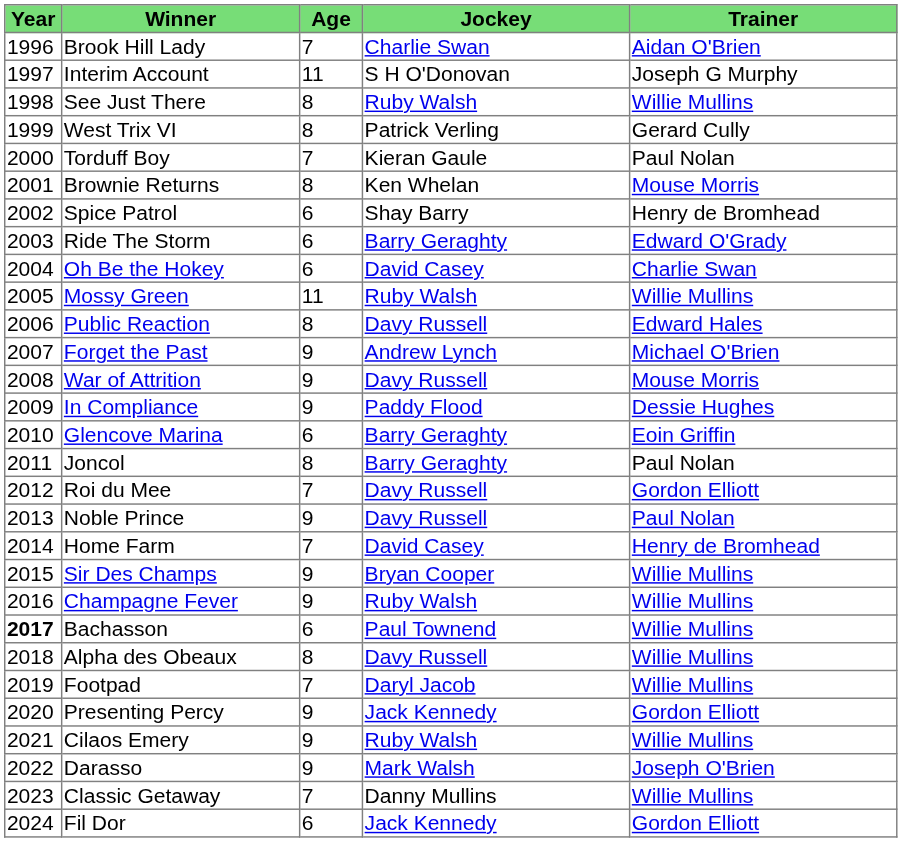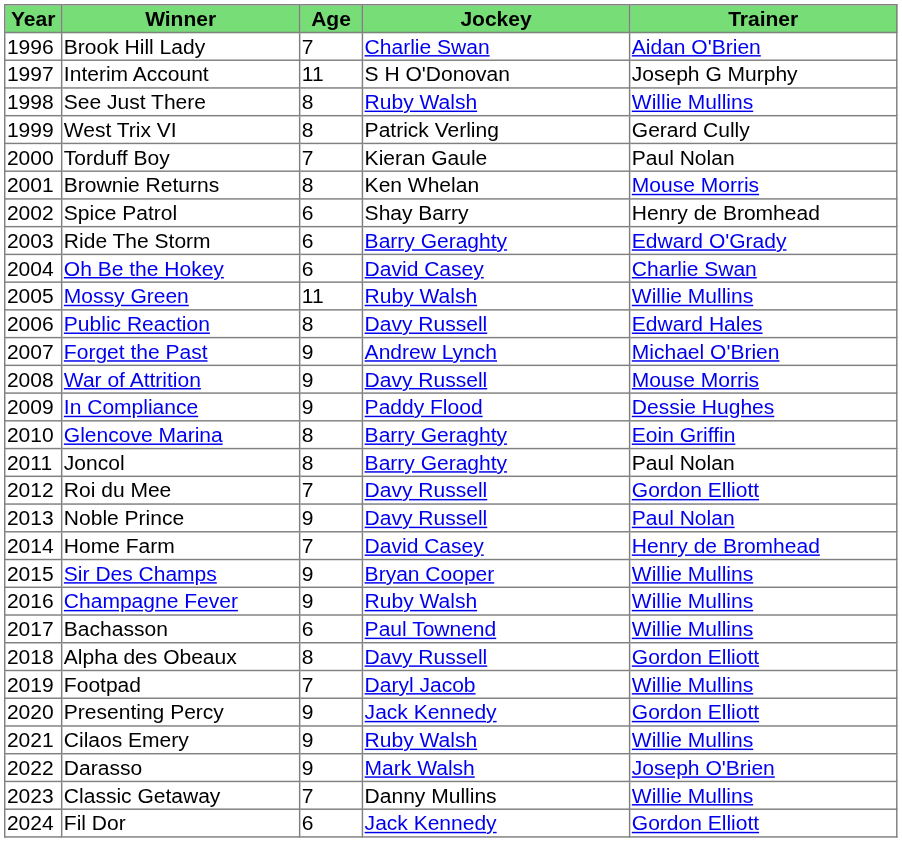(308, 435) 6 -> (308, 435) 8
(30, 629) bold -> (30, 629) normal
(693, 657) Willie Mullins -> (695, 657) Gordon Elliott
